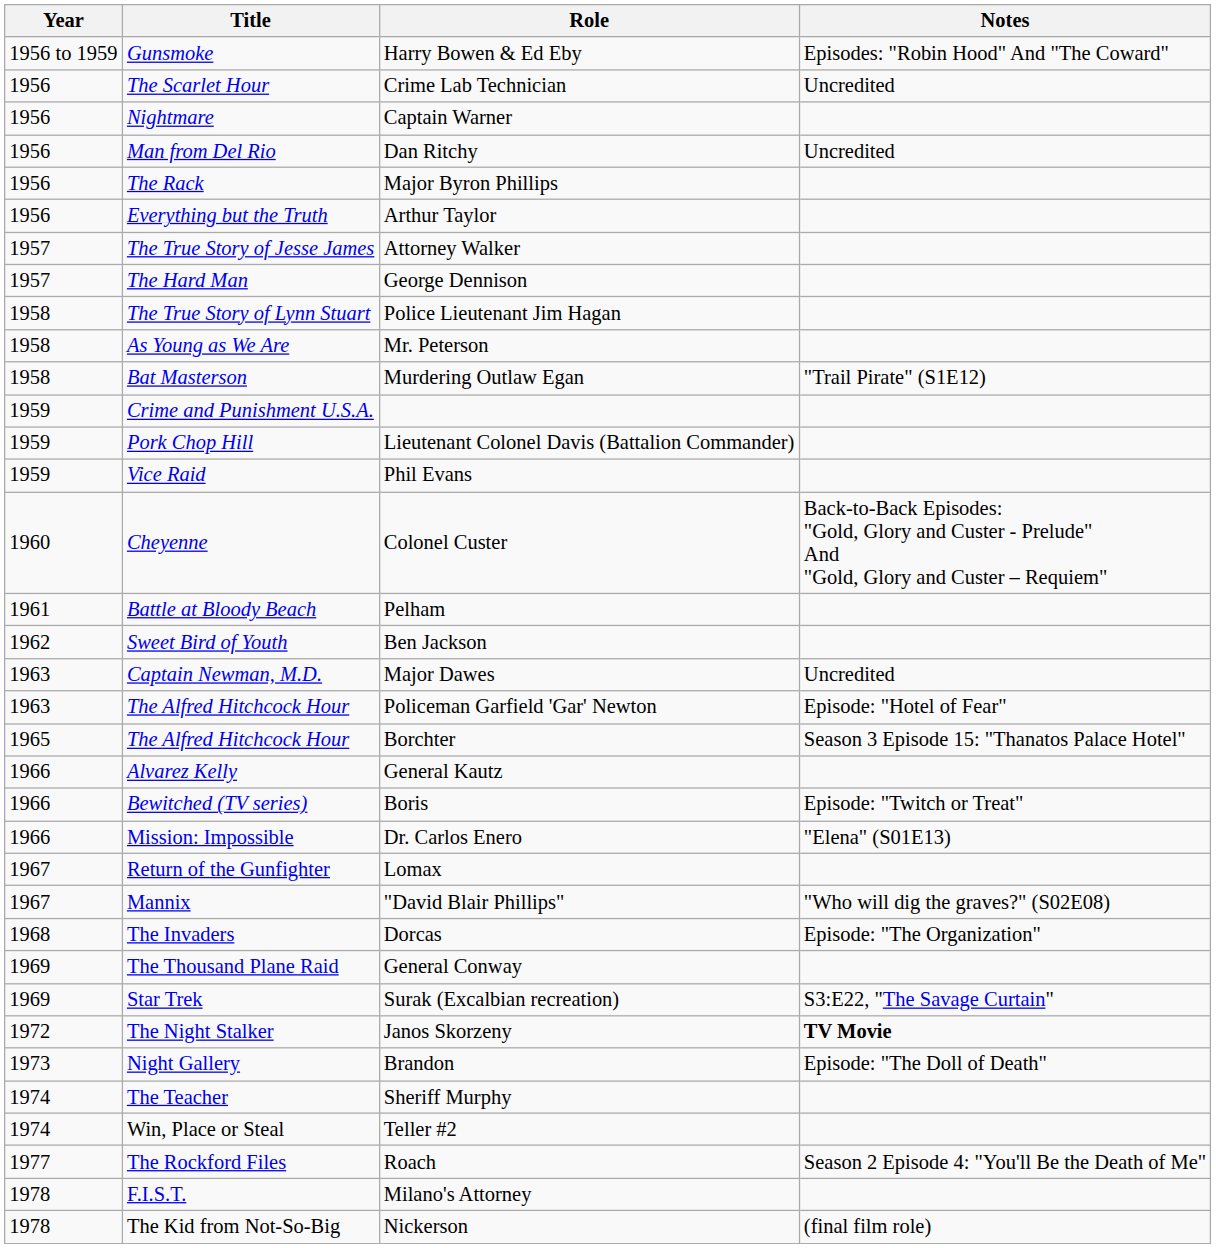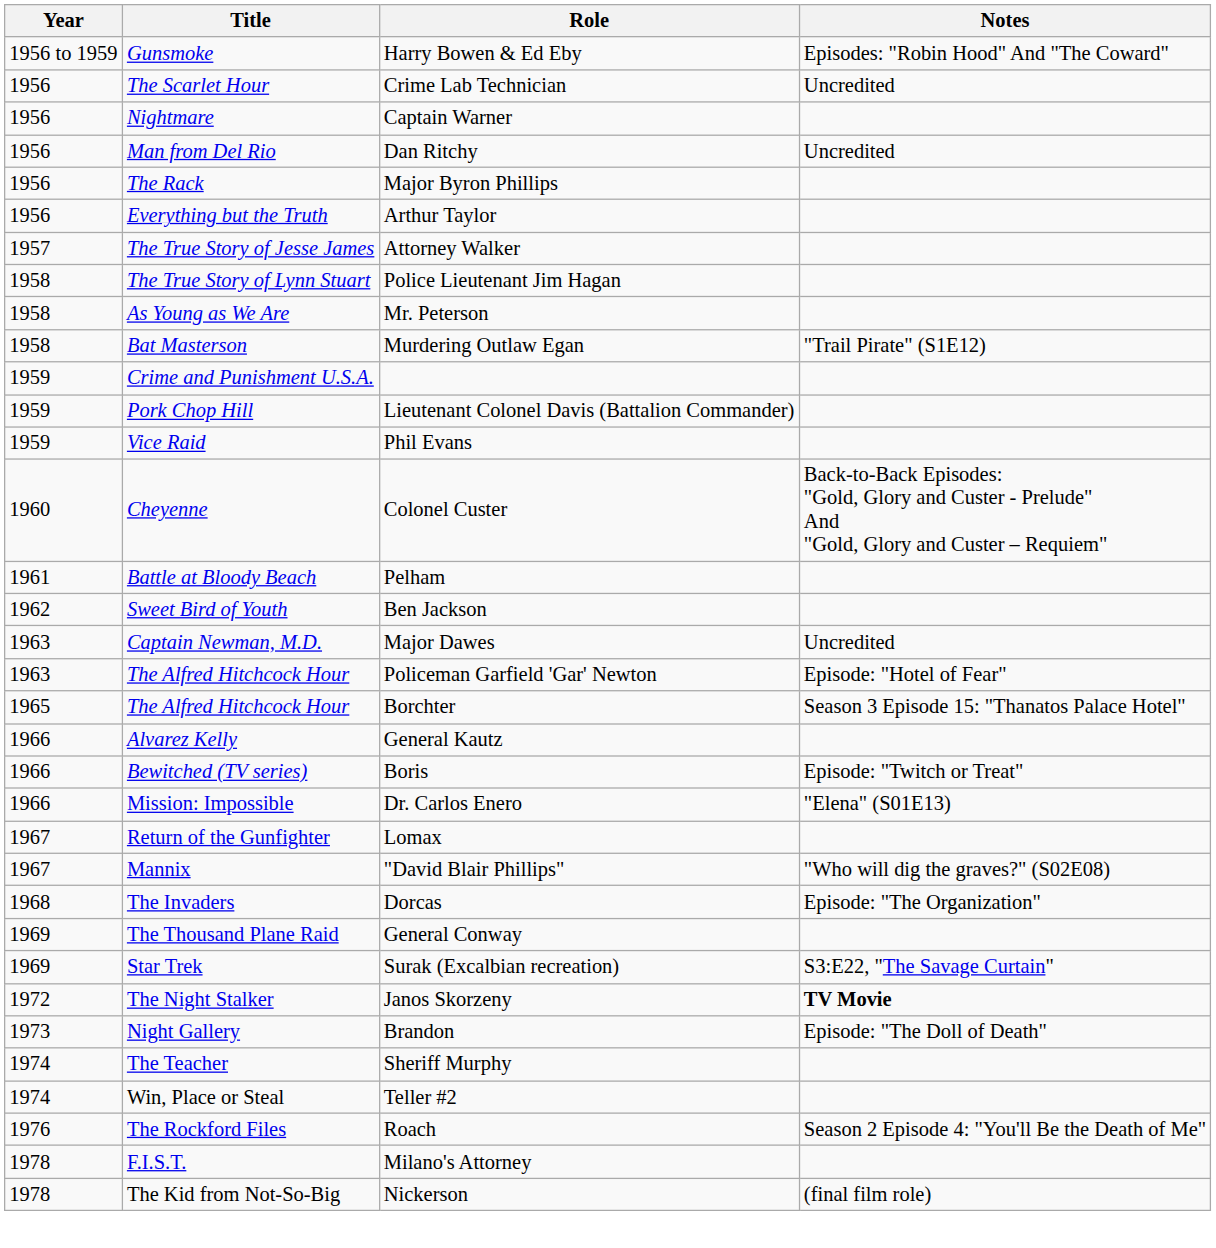- row: (456, 280)
(30, 1161) 1977 -> (30, 1129) 1976
